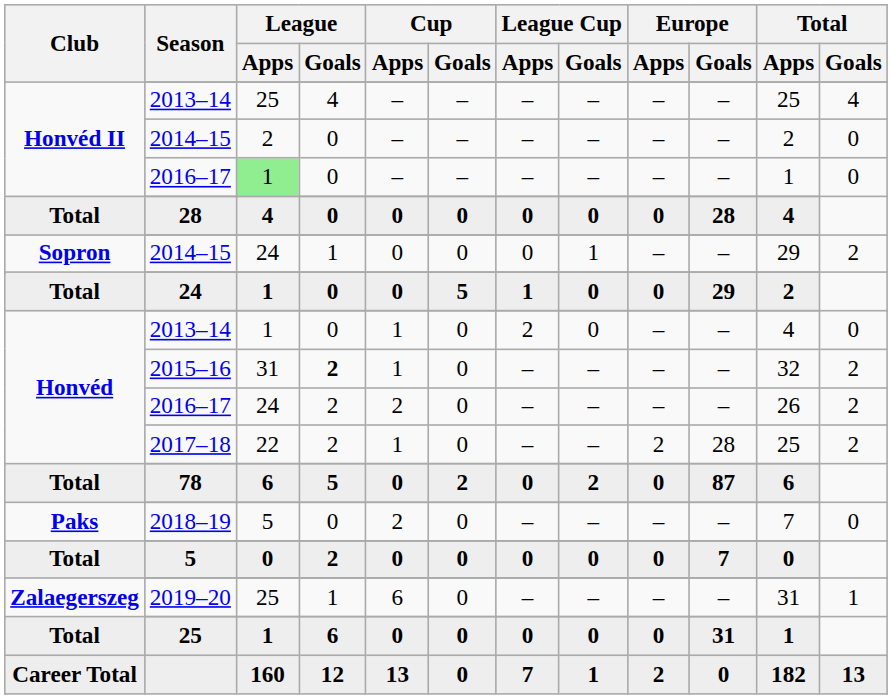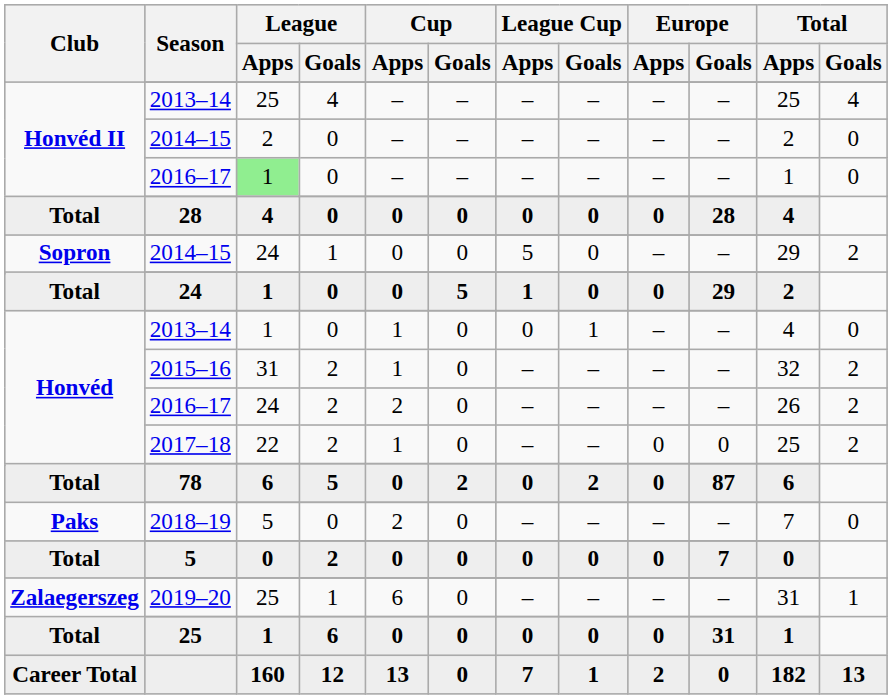(528, 253) 0 -> (528, 253) 5
(593, 253) 1 -> (593, 253) 0
(528, 329) 2 -> (528, 329) 0
(593, 329) 0 -> (593, 329) 1
(332, 368) bold -> (332, 368) normal
(659, 444) 2 -> (659, 444) 0
(724, 444) 28 -> (724, 444) 0
